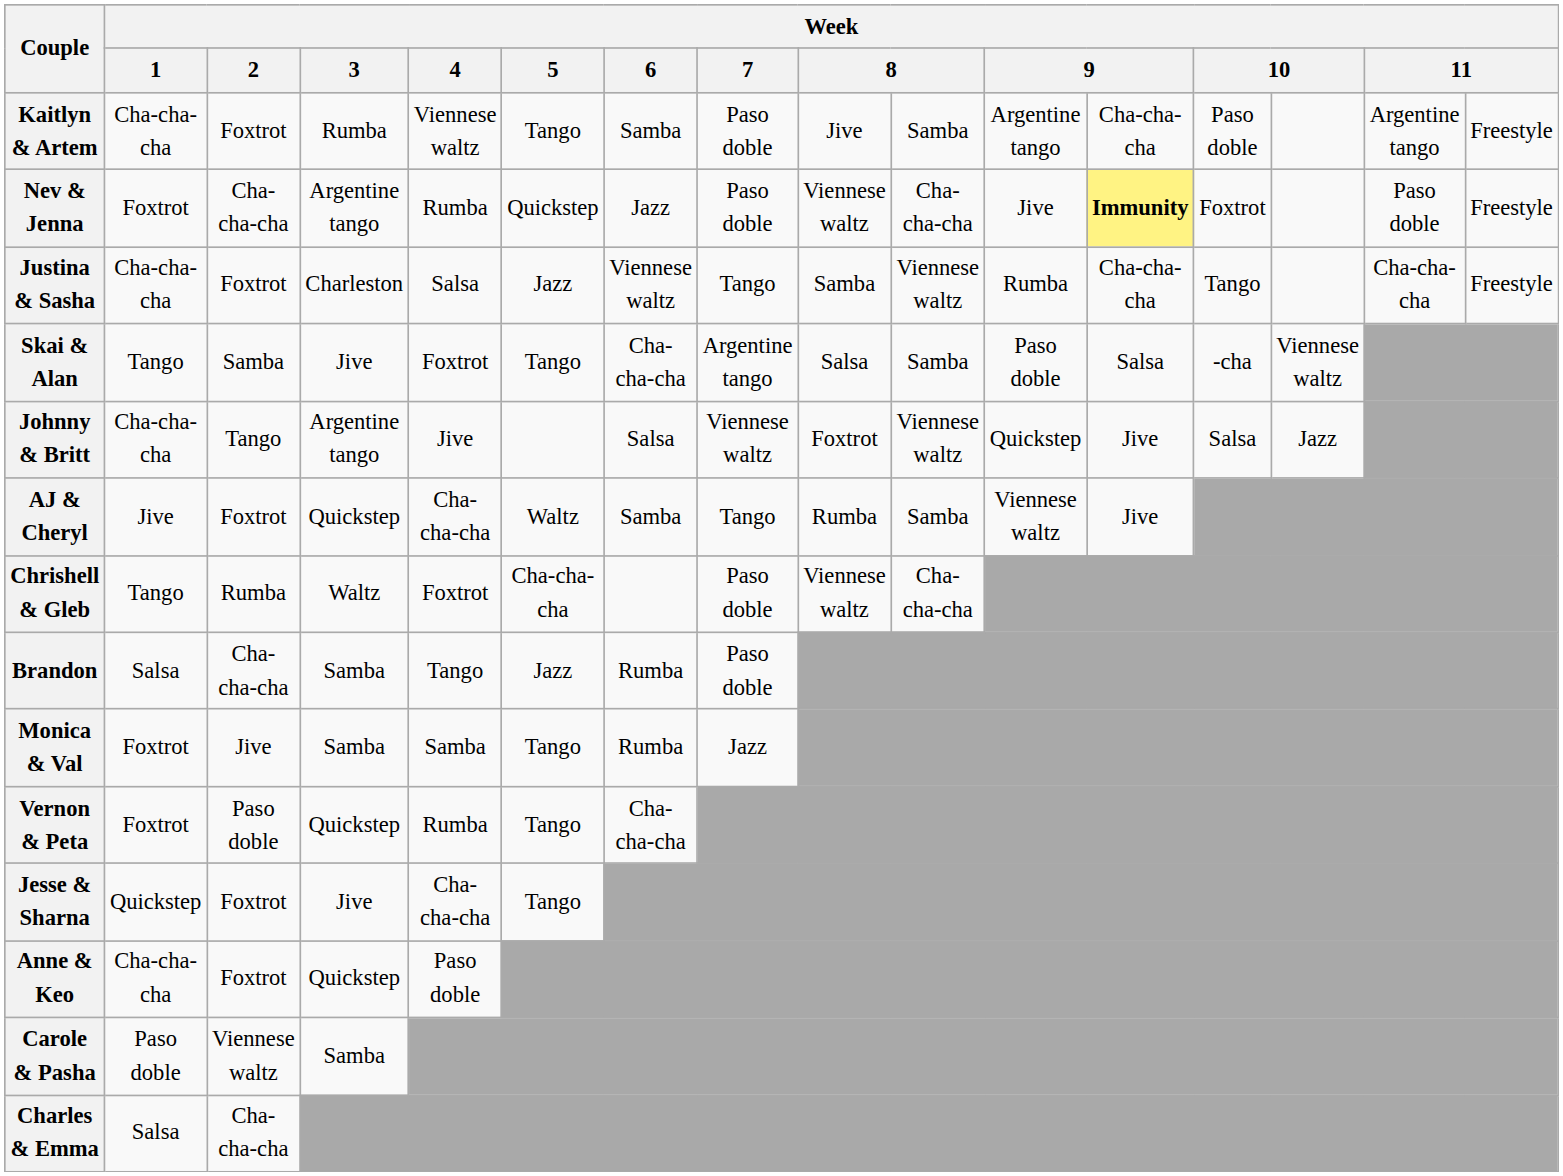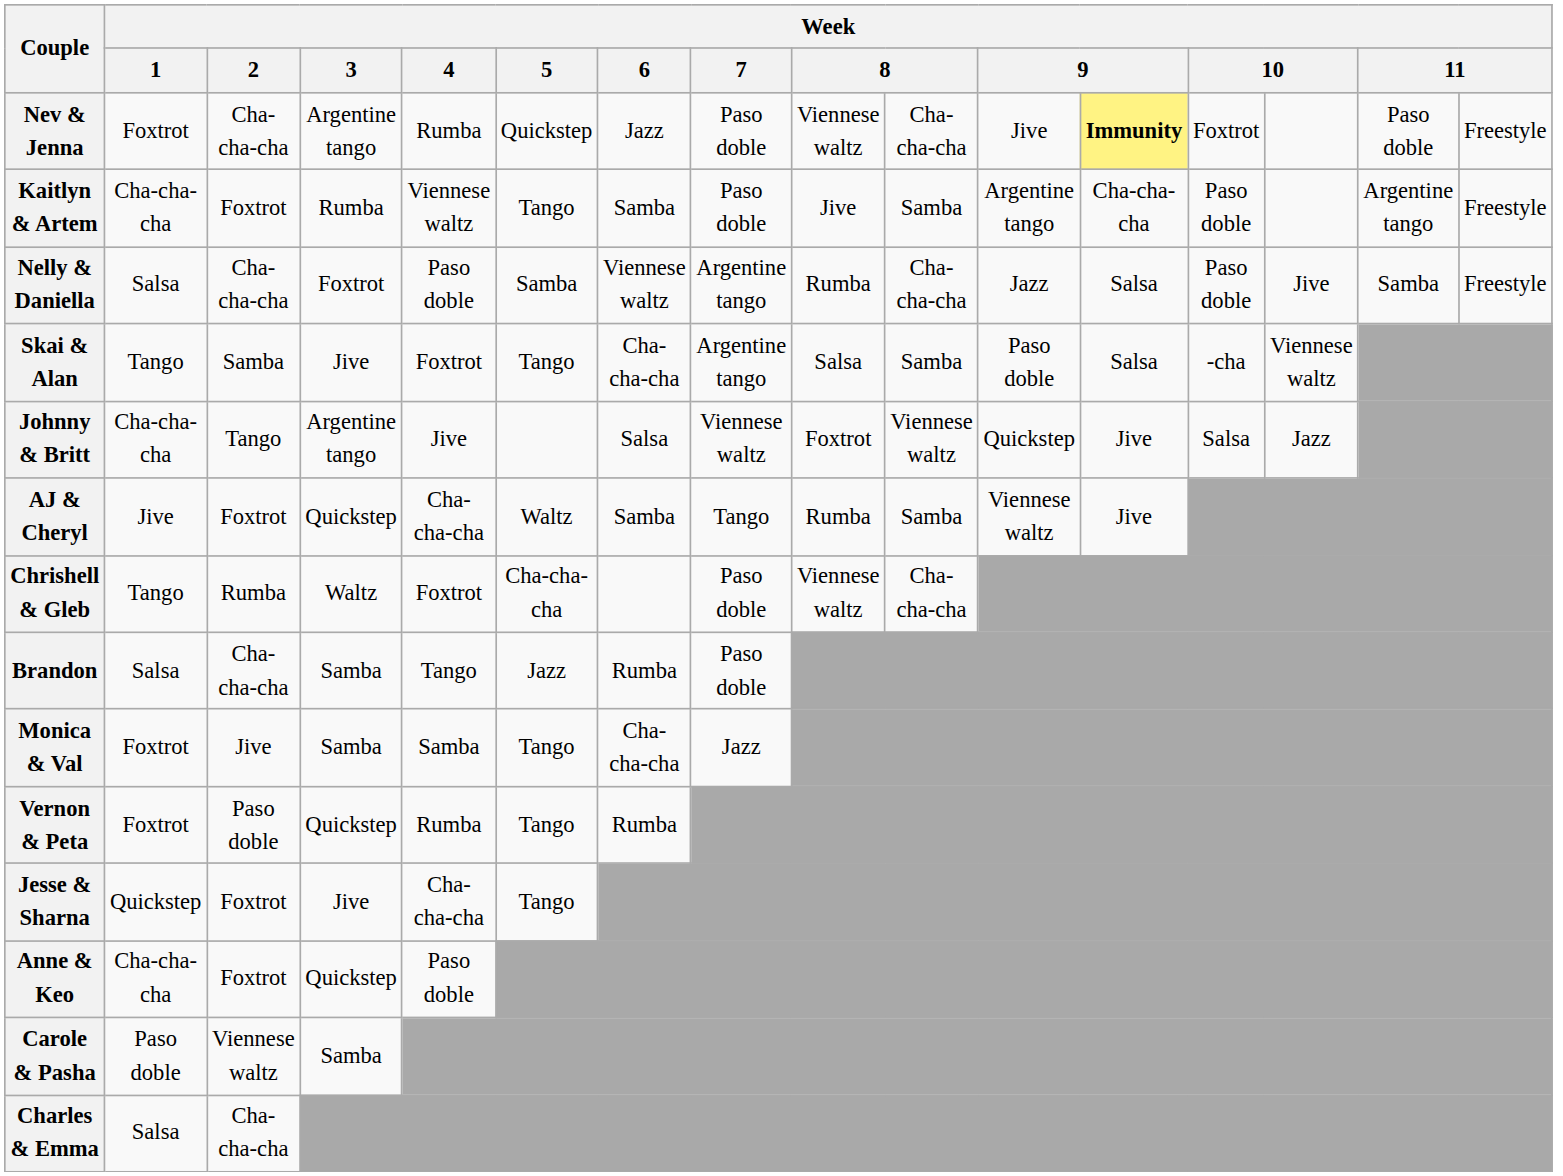rows swapped: (55, 130) <-> (55, 207)
+ row: (55, 284)
- row: (55, 284)
(651, 747) Rumba -> (644, 747) Cha-cha-cha
(651, 824) Cha-cha-cha -> (644, 824) Rumba
